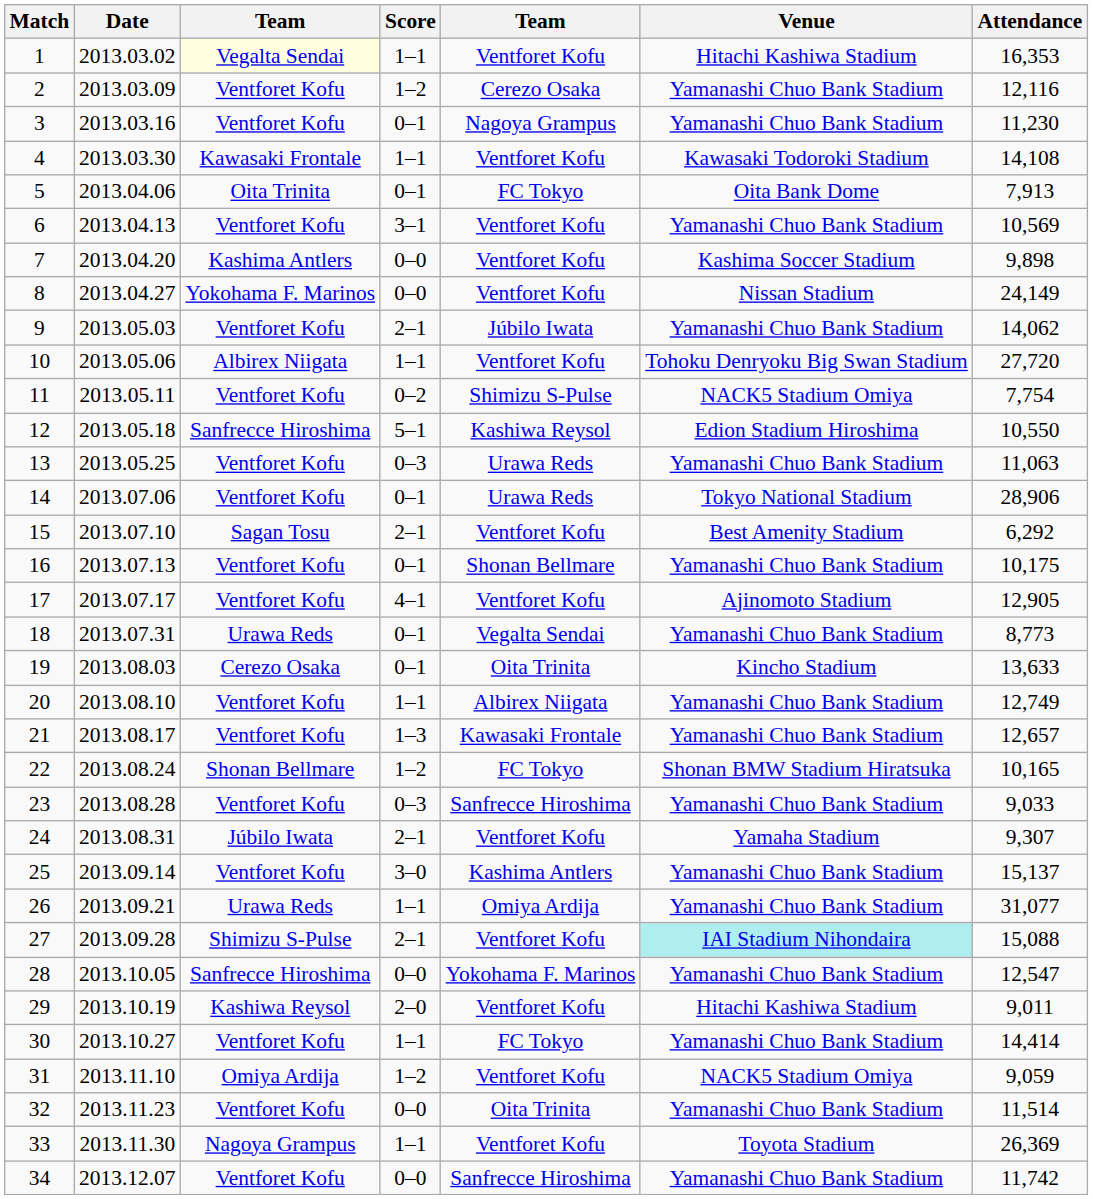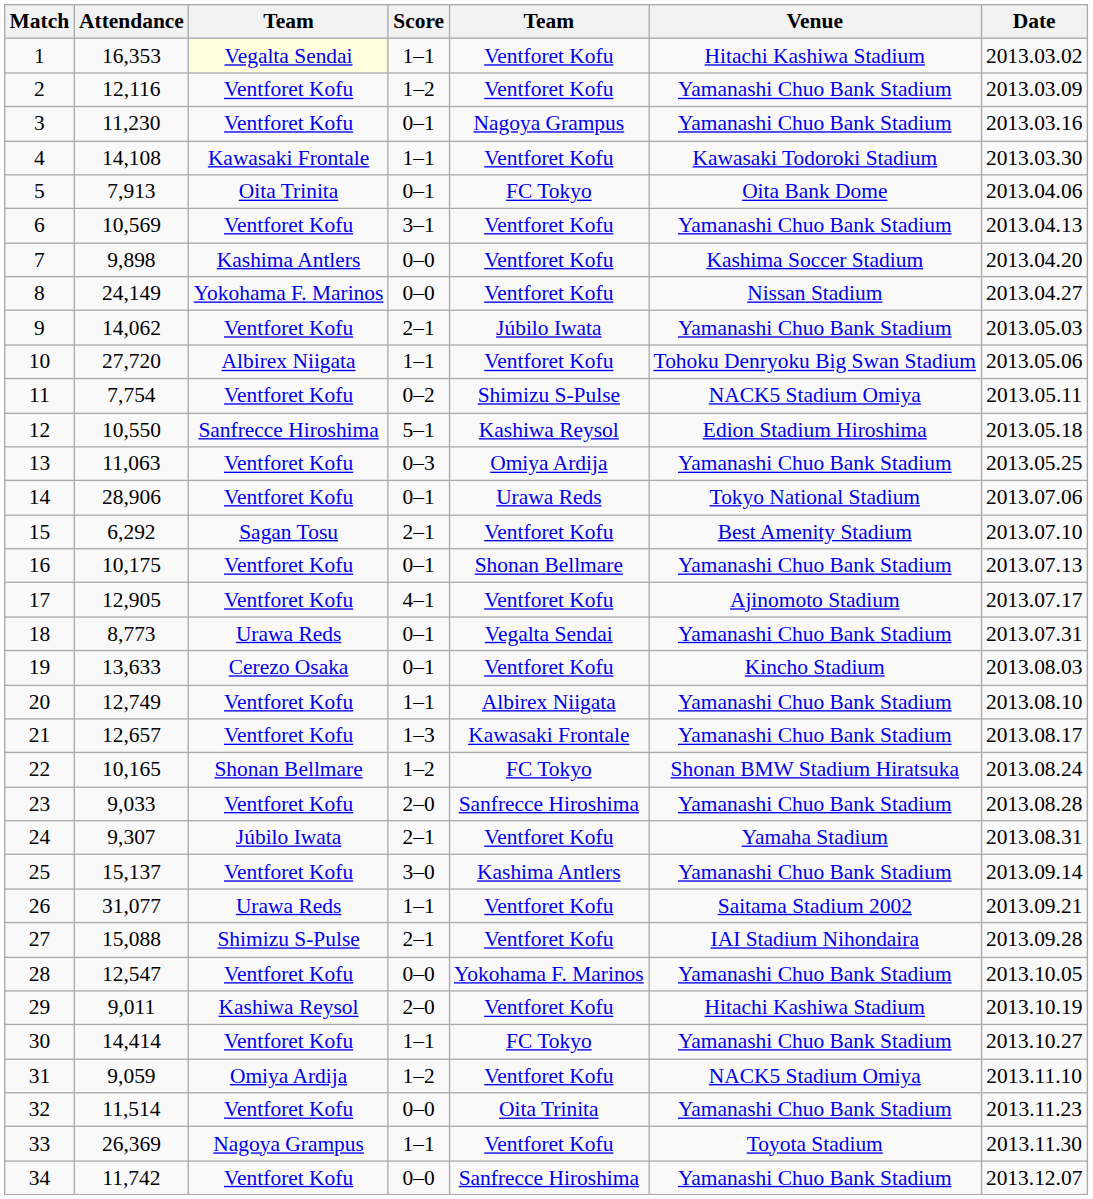columns swapped: (127, 21) <-> (1030, 21)
(540, 89) Cerezo Osaka -> (549, 89) Ventforet Kofu
(540, 463) Urawa Reds -> (549, 463) Omiya Ardija
(540, 667) Oita Trinita -> (549, 667) Ventforet Kofu
(410, 803) 0–3 -> (419, 803) 2–0
(540, 905) Omiya Ardija -> (549, 905) Ventforet Kofu
(806, 905) Yamanashi Chuo Bank Stadium -> (815, 905) Saitama Stadium 2002
(806, 939) paleturquoise background -> (815, 939) no background
(280, 973) Sanfrecce Hiroshima -> (289, 973) Ventforet Kofu
